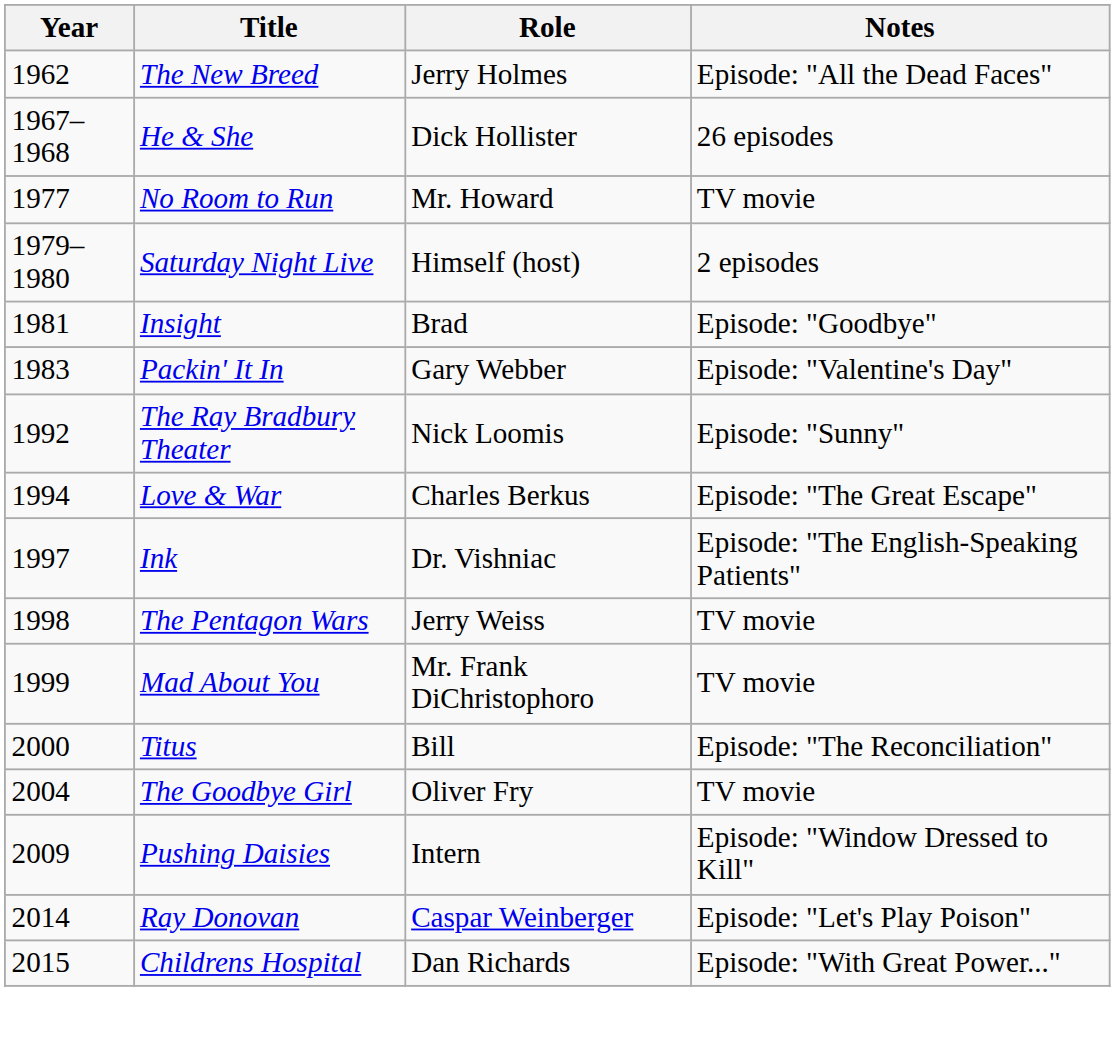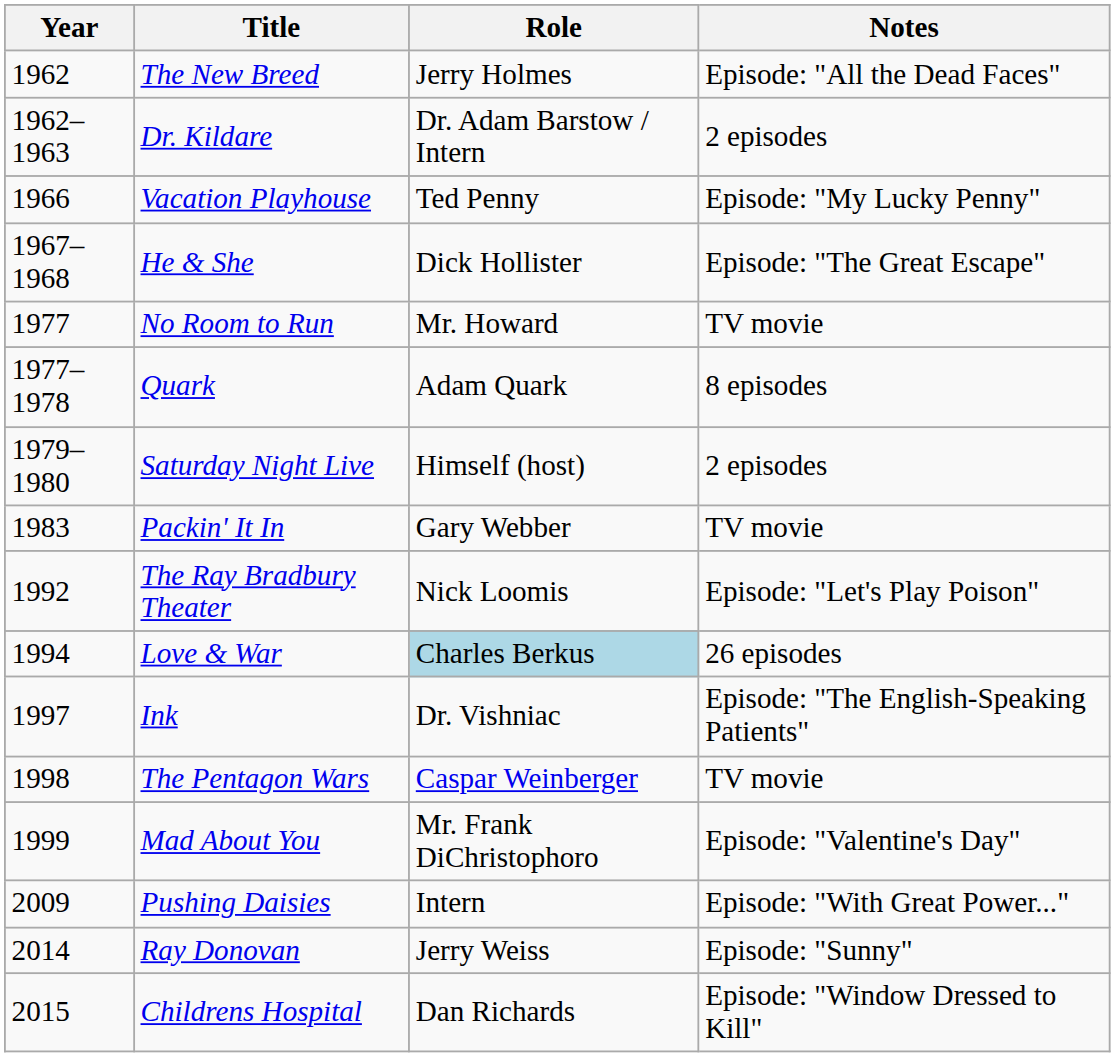+ row: (206, 136)
+ row: (256, 198)
(765, 136) 26 episodes -> (875, 261) Episode: "The Great Escape"
+ row: (178, 386)
- row: (180, 324)
(855, 370) Episode: "Valentine's Day" -> (764, 528) TV movie
(801, 432) Episode: "Sunny" -> (872, 590) Episode: "Let's Play Poison"
(501, 495) no background -> (505, 653) lightblue background
(867, 495) Episode: "The Great Escape" -> (773, 653) 26 episodes
(478, 620) Jerry Weiss -> (527, 778) Caspar Weinberger
(756, 683) TV movie -> (863, 840) Episode: "Valentine's Day"
- row: (168, 745)
- row: (246, 791)
(872, 854) Episode: "Window Dressed to Kill" -> (887, 903) Episode: "With Great Power..."
(522, 916) Caspar Weinberger -> (483, 949) Jerry Weiss
(864, 916) Episode: "Let's Play Poison" -> (809, 949) Episode: "Sunny"
(879, 963) Episode: "With Great Power..." -> (881, 1012) Episode: "Window Dressed to Kill"
